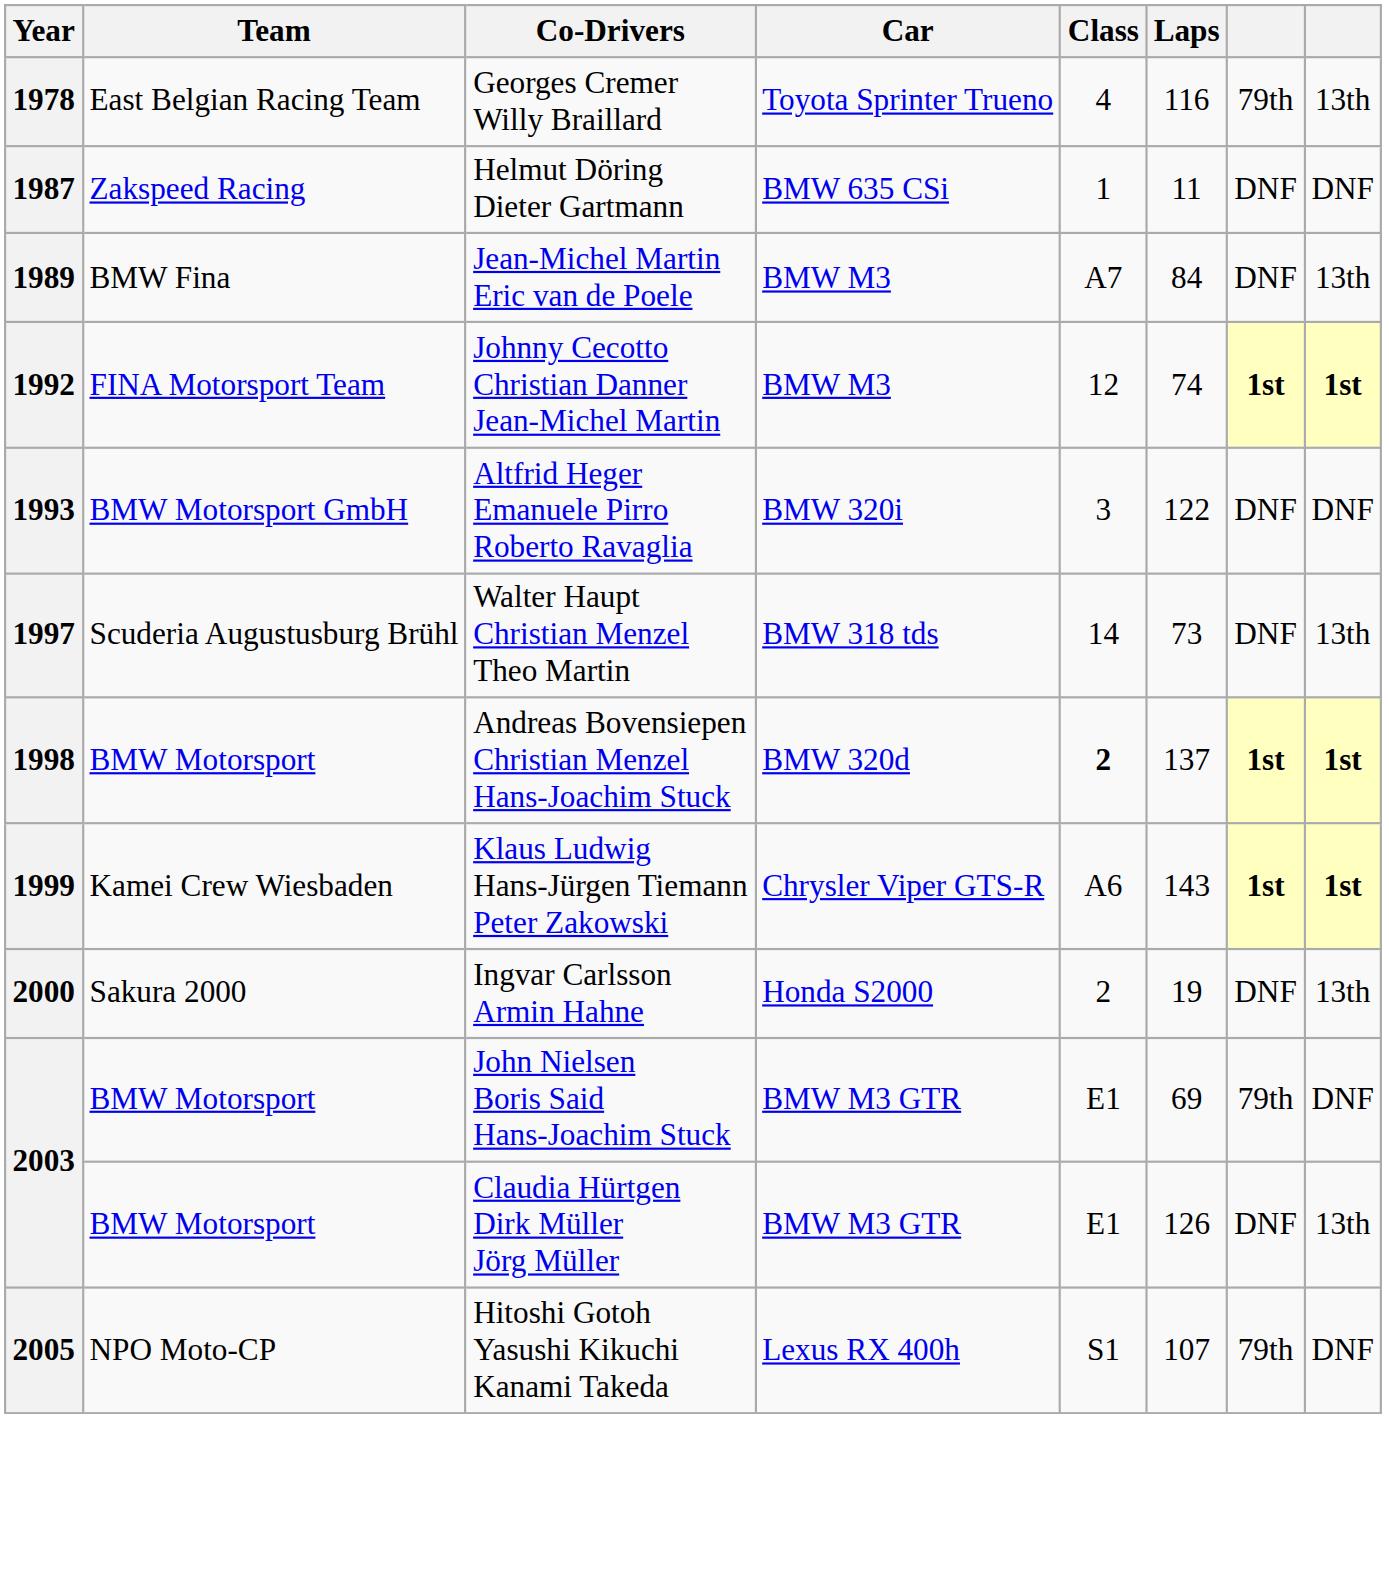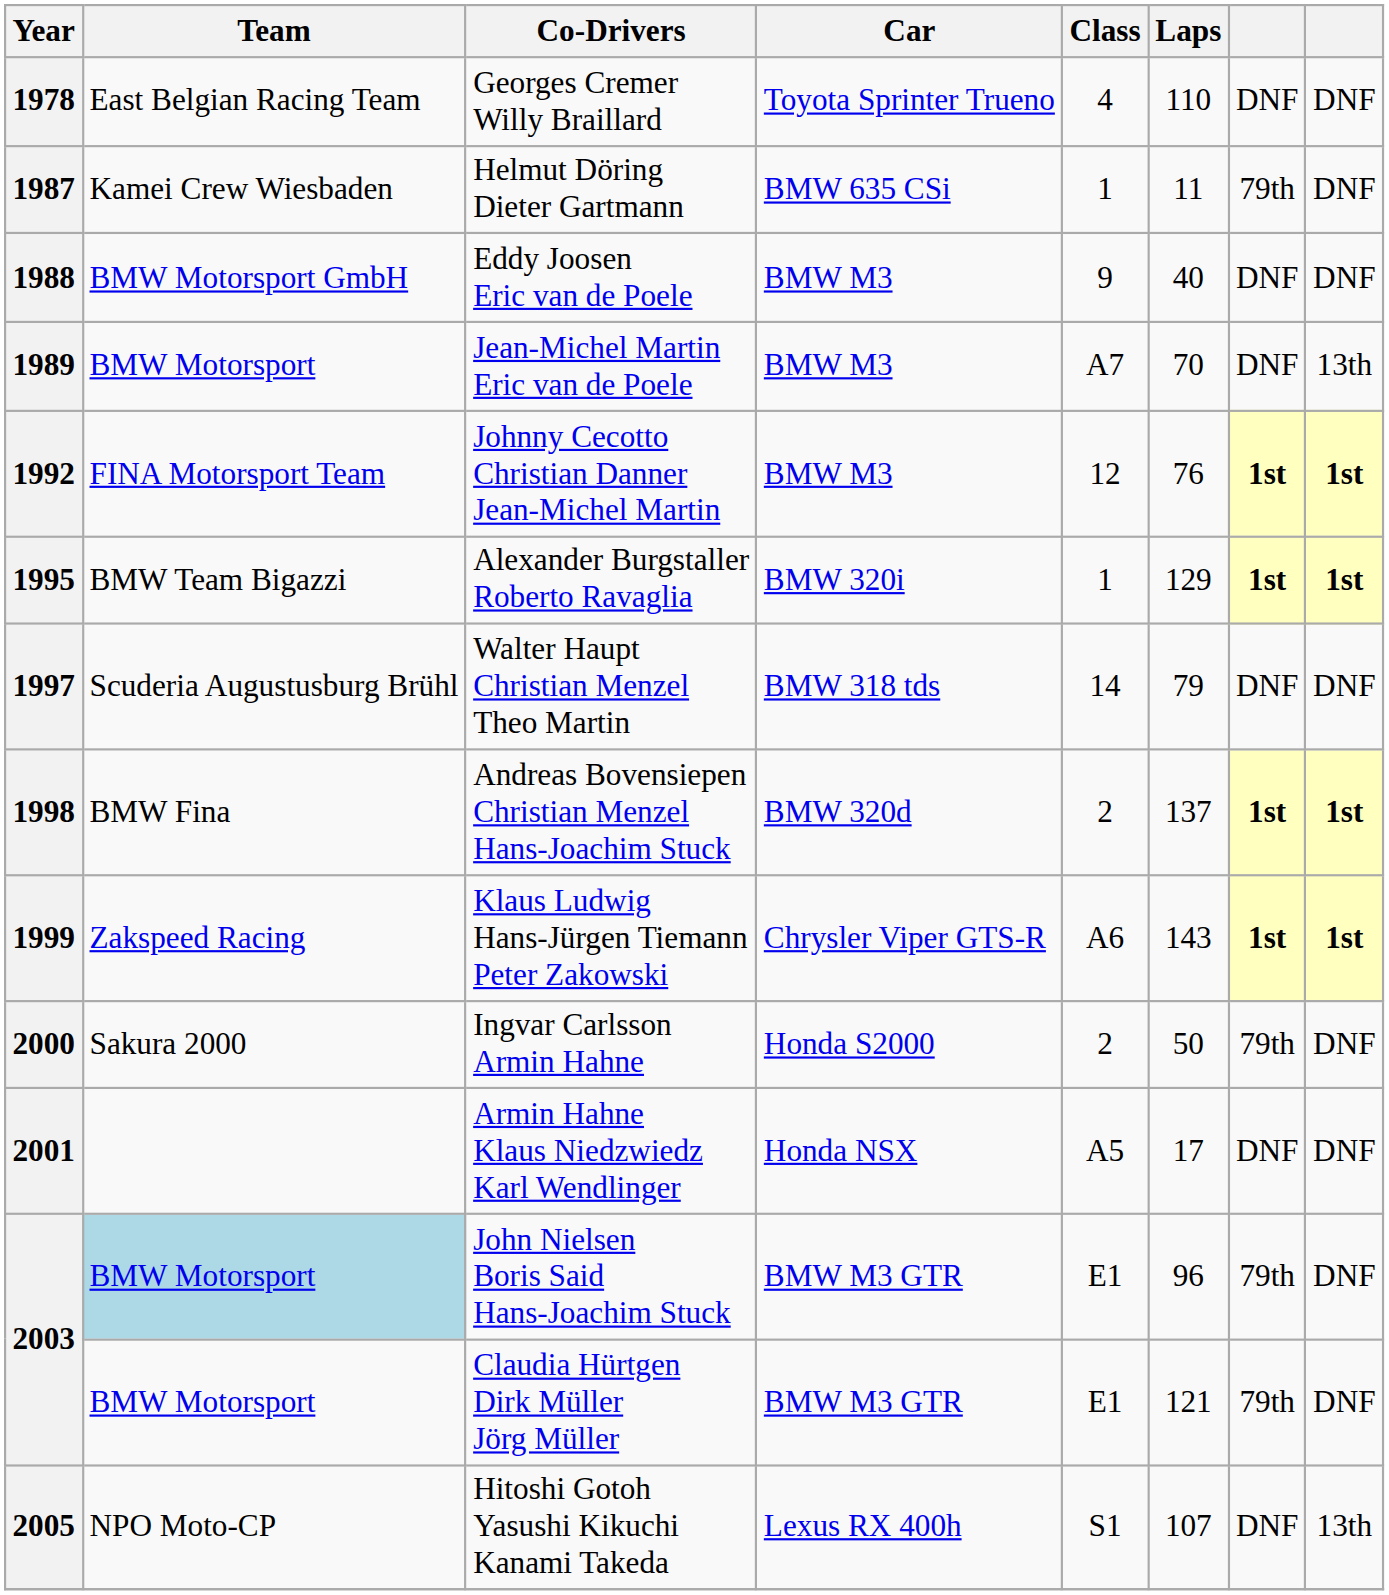(1187, 100) 116 -> (1188, 100) 110
(1266, 100) 79th -> (1267, 100) DNF
(1343, 100) 13th -> (1344, 100) DNF
(197, 189) Zakspeed Racing -> (241, 189) Kamei Crew Wiesbaden
(1266, 189) DNF -> (1267, 189) 79th
+ row: (44, 277)
(160, 277) BMW Fina -> (202, 365) BMW Motorsport
(1187, 277) 84 -> (1188, 365) 70
(1187, 384) 74 -> (1188, 472) 76
- row: (44, 509)
+ row: (44, 579)
(1187, 635) 73 -> (1188, 686) 79
(1343, 635) 13th -> (1344, 686) DNF
(202, 760) BMW Motorsport -> (160, 811) BMW Fina
(1103, 760) bold -> (1105, 811) normal
(241, 885) Kamei Crew Wiesbaden -> (197, 937) Zakspeed Racing
(1187, 992) 19 -> (1188, 1044) 50
(1266, 992) DNF -> (1267, 1044) 79th
(1343, 992) 13th -> (1344, 1044) DNF
+ row: (44, 1150)
(202, 1099) no background -> (202, 1276) lightblue background
(1187, 1099) 69 -> (1188, 1276) 96
(1187, 1224) 126 -> (1188, 1401) 121
(1266, 1224) DNF -> (1267, 1401) 79th
(1343, 1224) 13th -> (1344, 1401) DNF
(1266, 1350) 79th -> (1267, 1526) DNF
(1343, 1350) DNF -> (1344, 1526) 13th
